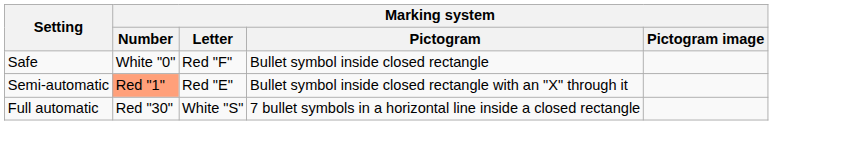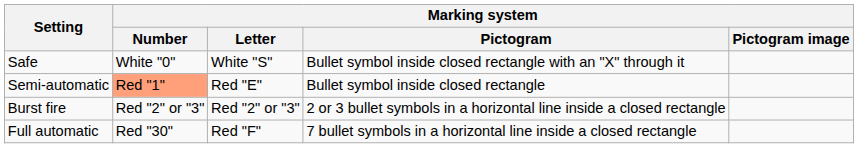(207, 62) Red "F" -> (242, 62) White "S"
(369, 62) Bullet symbol inside closed rectangle -> (495, 62) Bullet symbol inside closed rectangle with an "X" through it
(439, 85) Bullet symbol inside closed rectangle with an "X" through it -> (426, 85) Bullet symbol inside closed rectangle
+ row: (37, 108)
(213, 108) White "S" -> (236, 131) Red "F"
